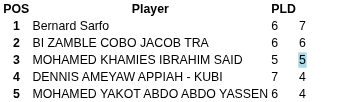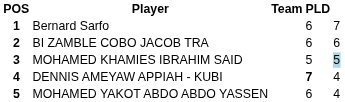+ column: (287, 9)
(275, 77) normal -> (309, 77) bold
